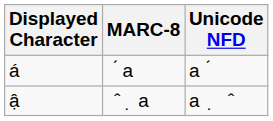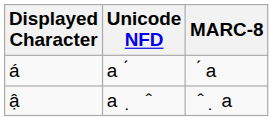columns swapped: (226, 30) <-> (144, 30)
